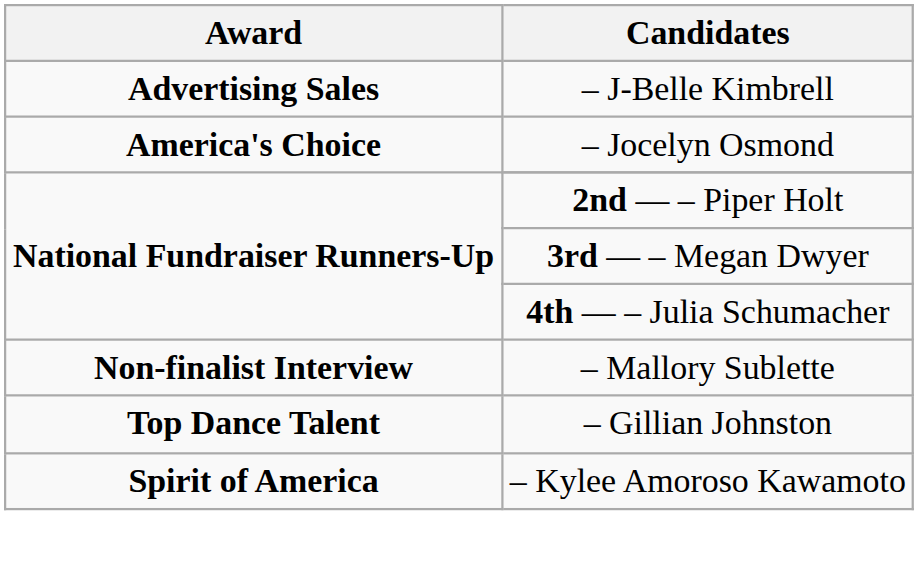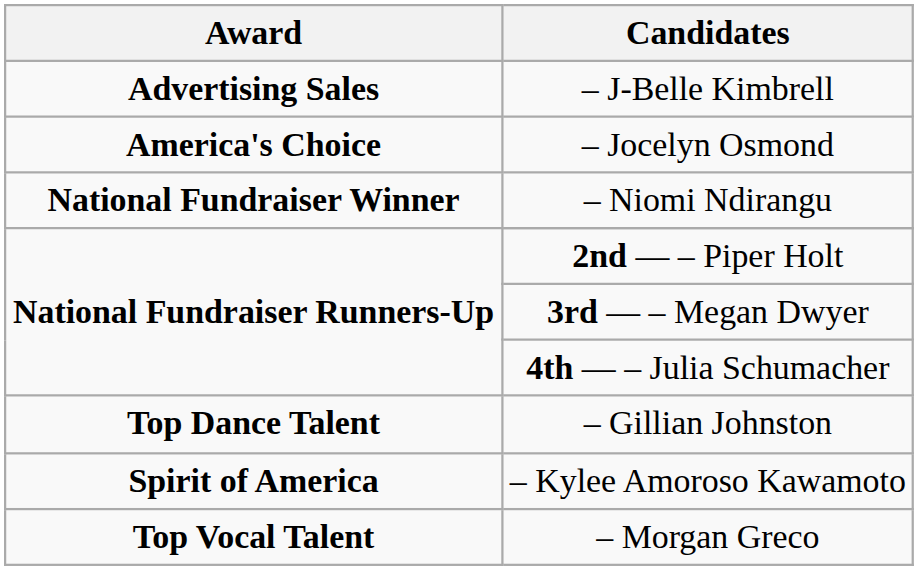+ row: (708, 200)
- row: (708, 367)
+ row: (708, 535)
